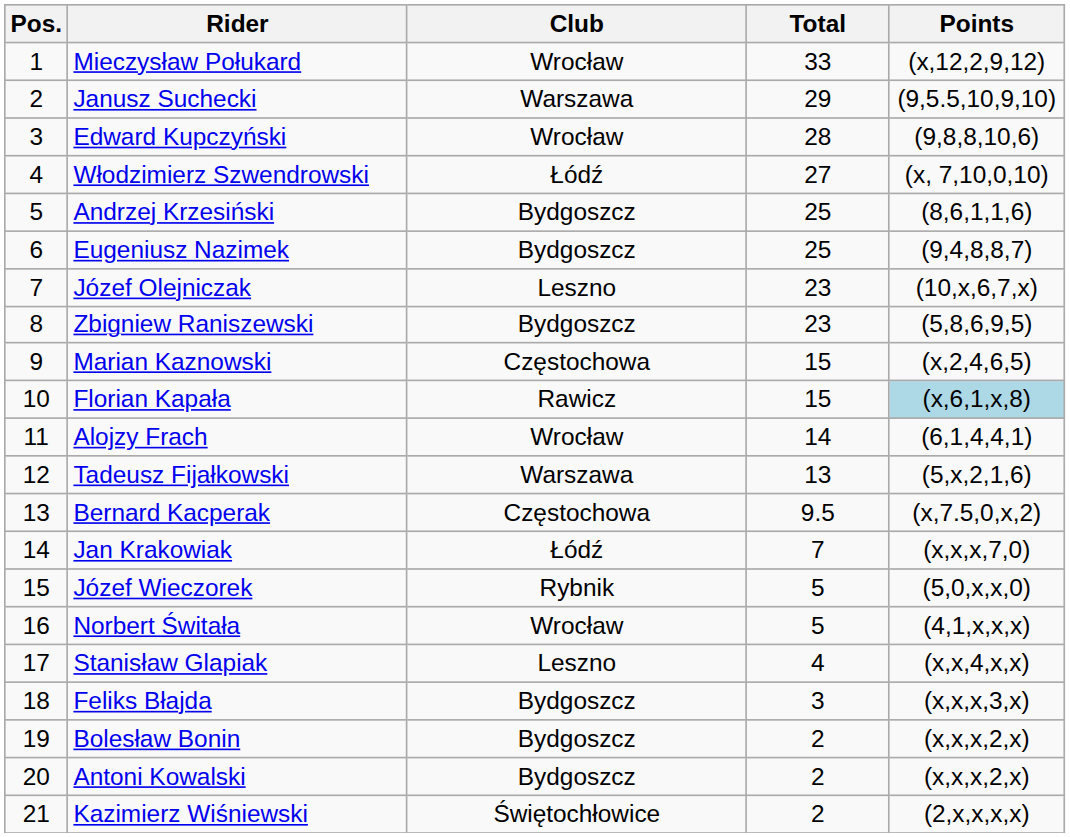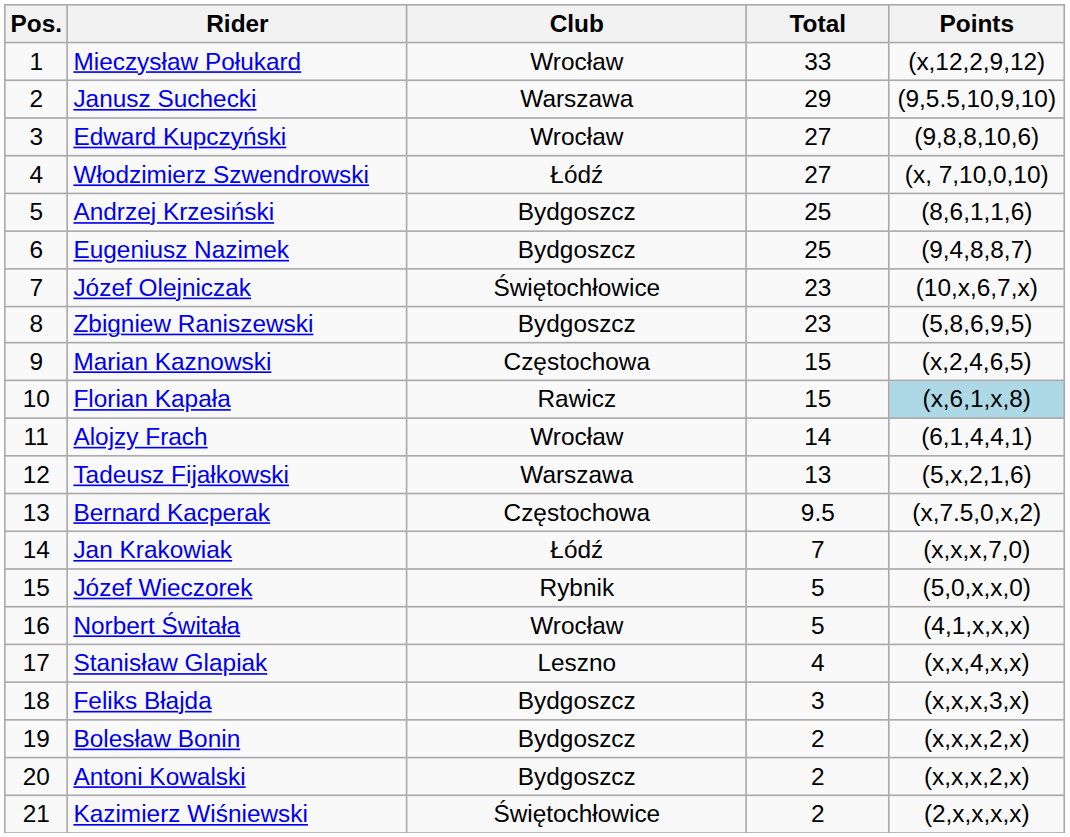(818, 136) 28 -> (818, 136) 27
(577, 287) Leszno -> (577, 287) Świętochłowice
